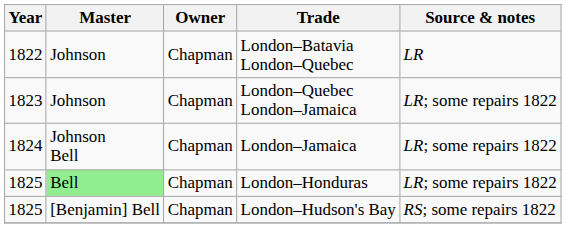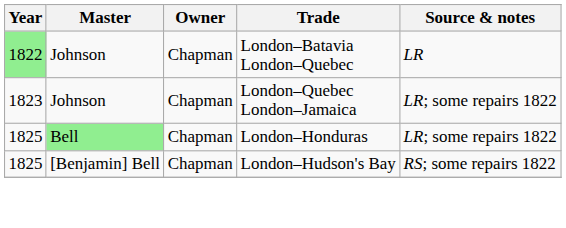(25, 54) no background -> (25, 54) lightgreen background
- row: (298, 146)
